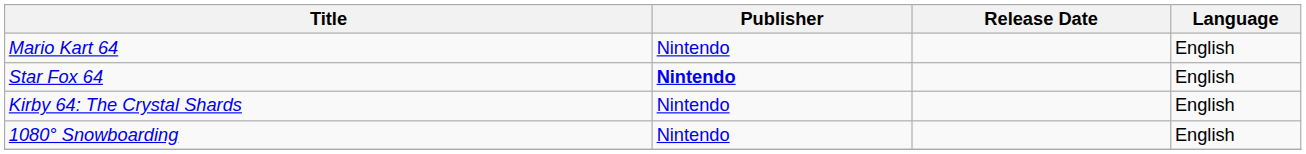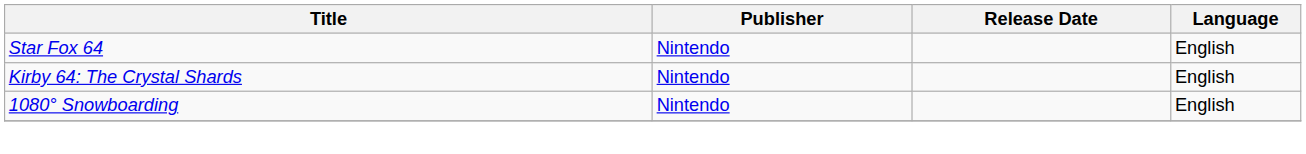- row: (64, 47)
(696, 76) bold -> (693, 47) normal
